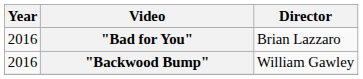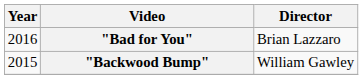(23, 62) 2016 -> (23, 62) 2015
